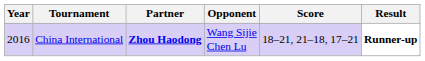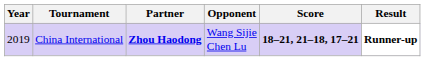(18, 39) 2016 -> (18, 39) 2019
(310, 39) normal -> (310, 39) bold
